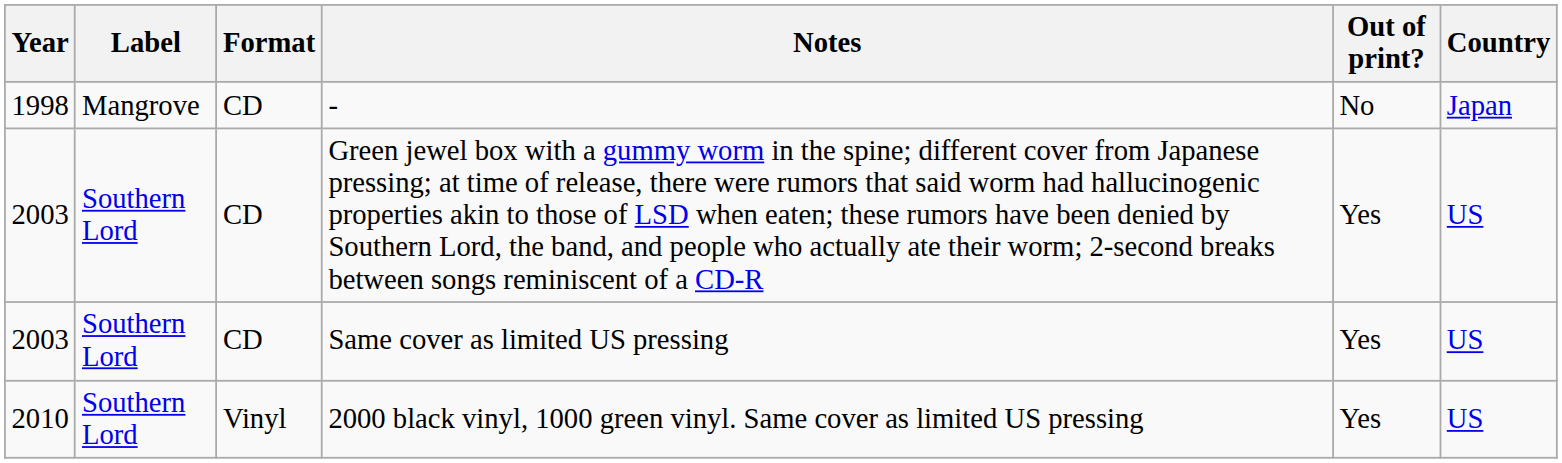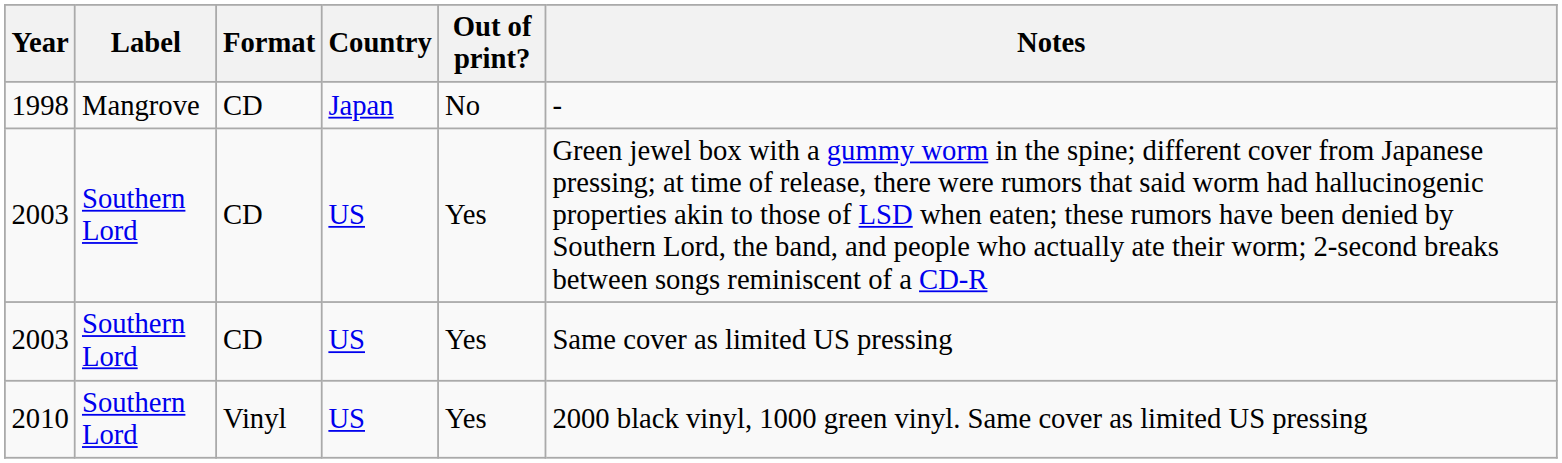columns swapped: (1498, 43) <-> (827, 43)
